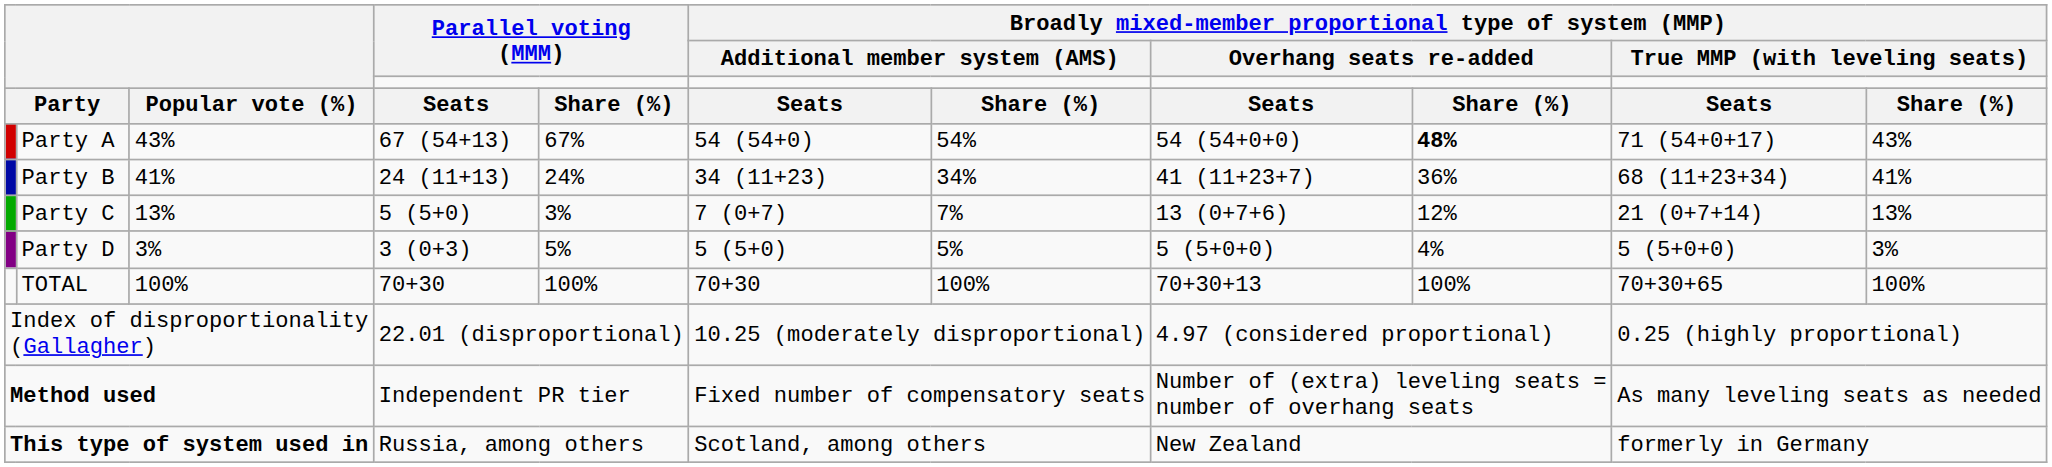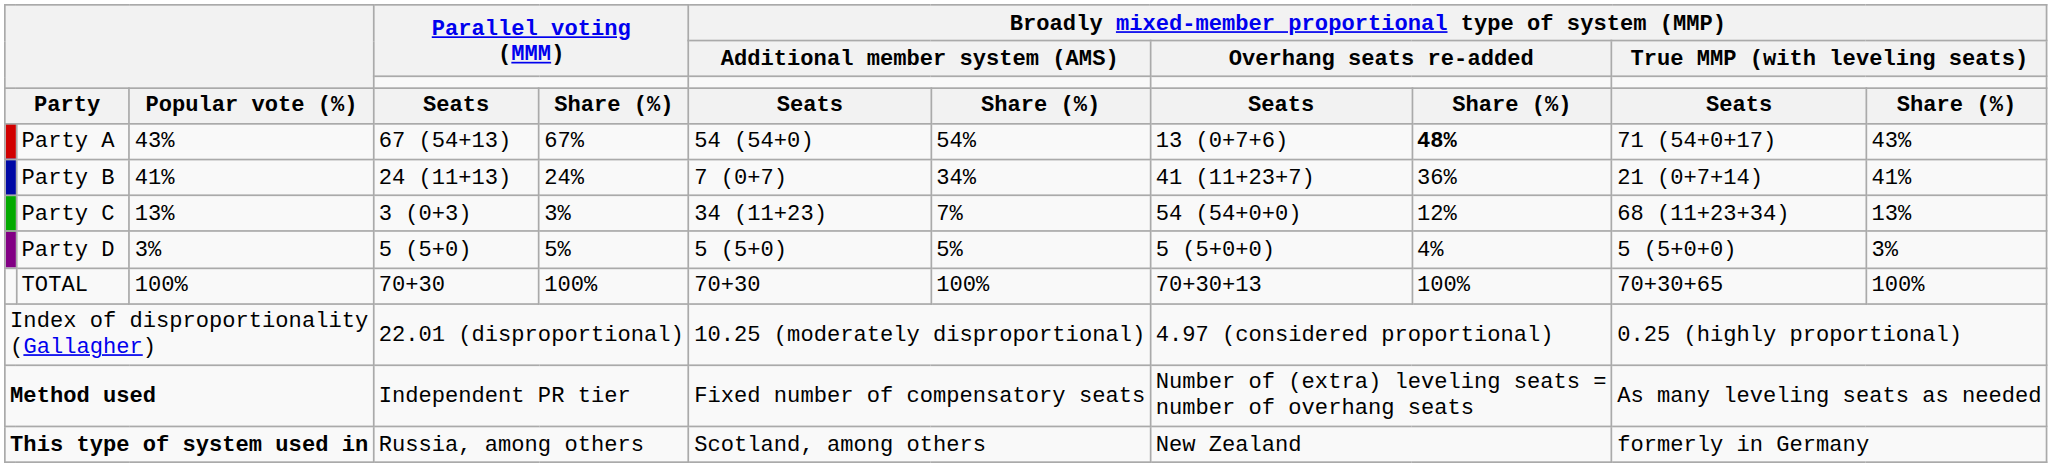(1229, 141) 54 (54+0+0) -> (1222, 141) 13 (0+7+6)
(761, 177) 34 (11+23) -> (741, 177) 7 (0+7)
(1703, 177) 68 (11+23+34) -> (1690, 177) 21 (0+7+14)
(425, 213) 5 (5+0) -> (425, 213) 3 (0+3)
(741, 213) 7 (0+7) -> (761, 213) 34 (11+23)
(1222, 213) 13 (0+7+6) -> (1229, 213) 54 (54+0+0)
(1690, 213) 21 (0+7+14) -> (1703, 213) 68 (11+23+34)
(425, 249) 3 (0+3) -> (425, 249) 5 (5+0)
